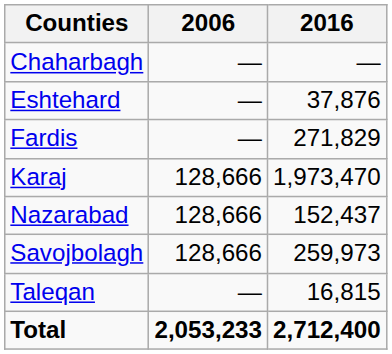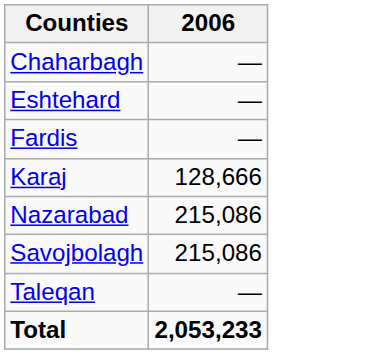- column: (327, 23)
(218, 215) 128,666 -> (218, 215) 215,086
(218, 253) 128,666 -> (218, 253) 215,086
